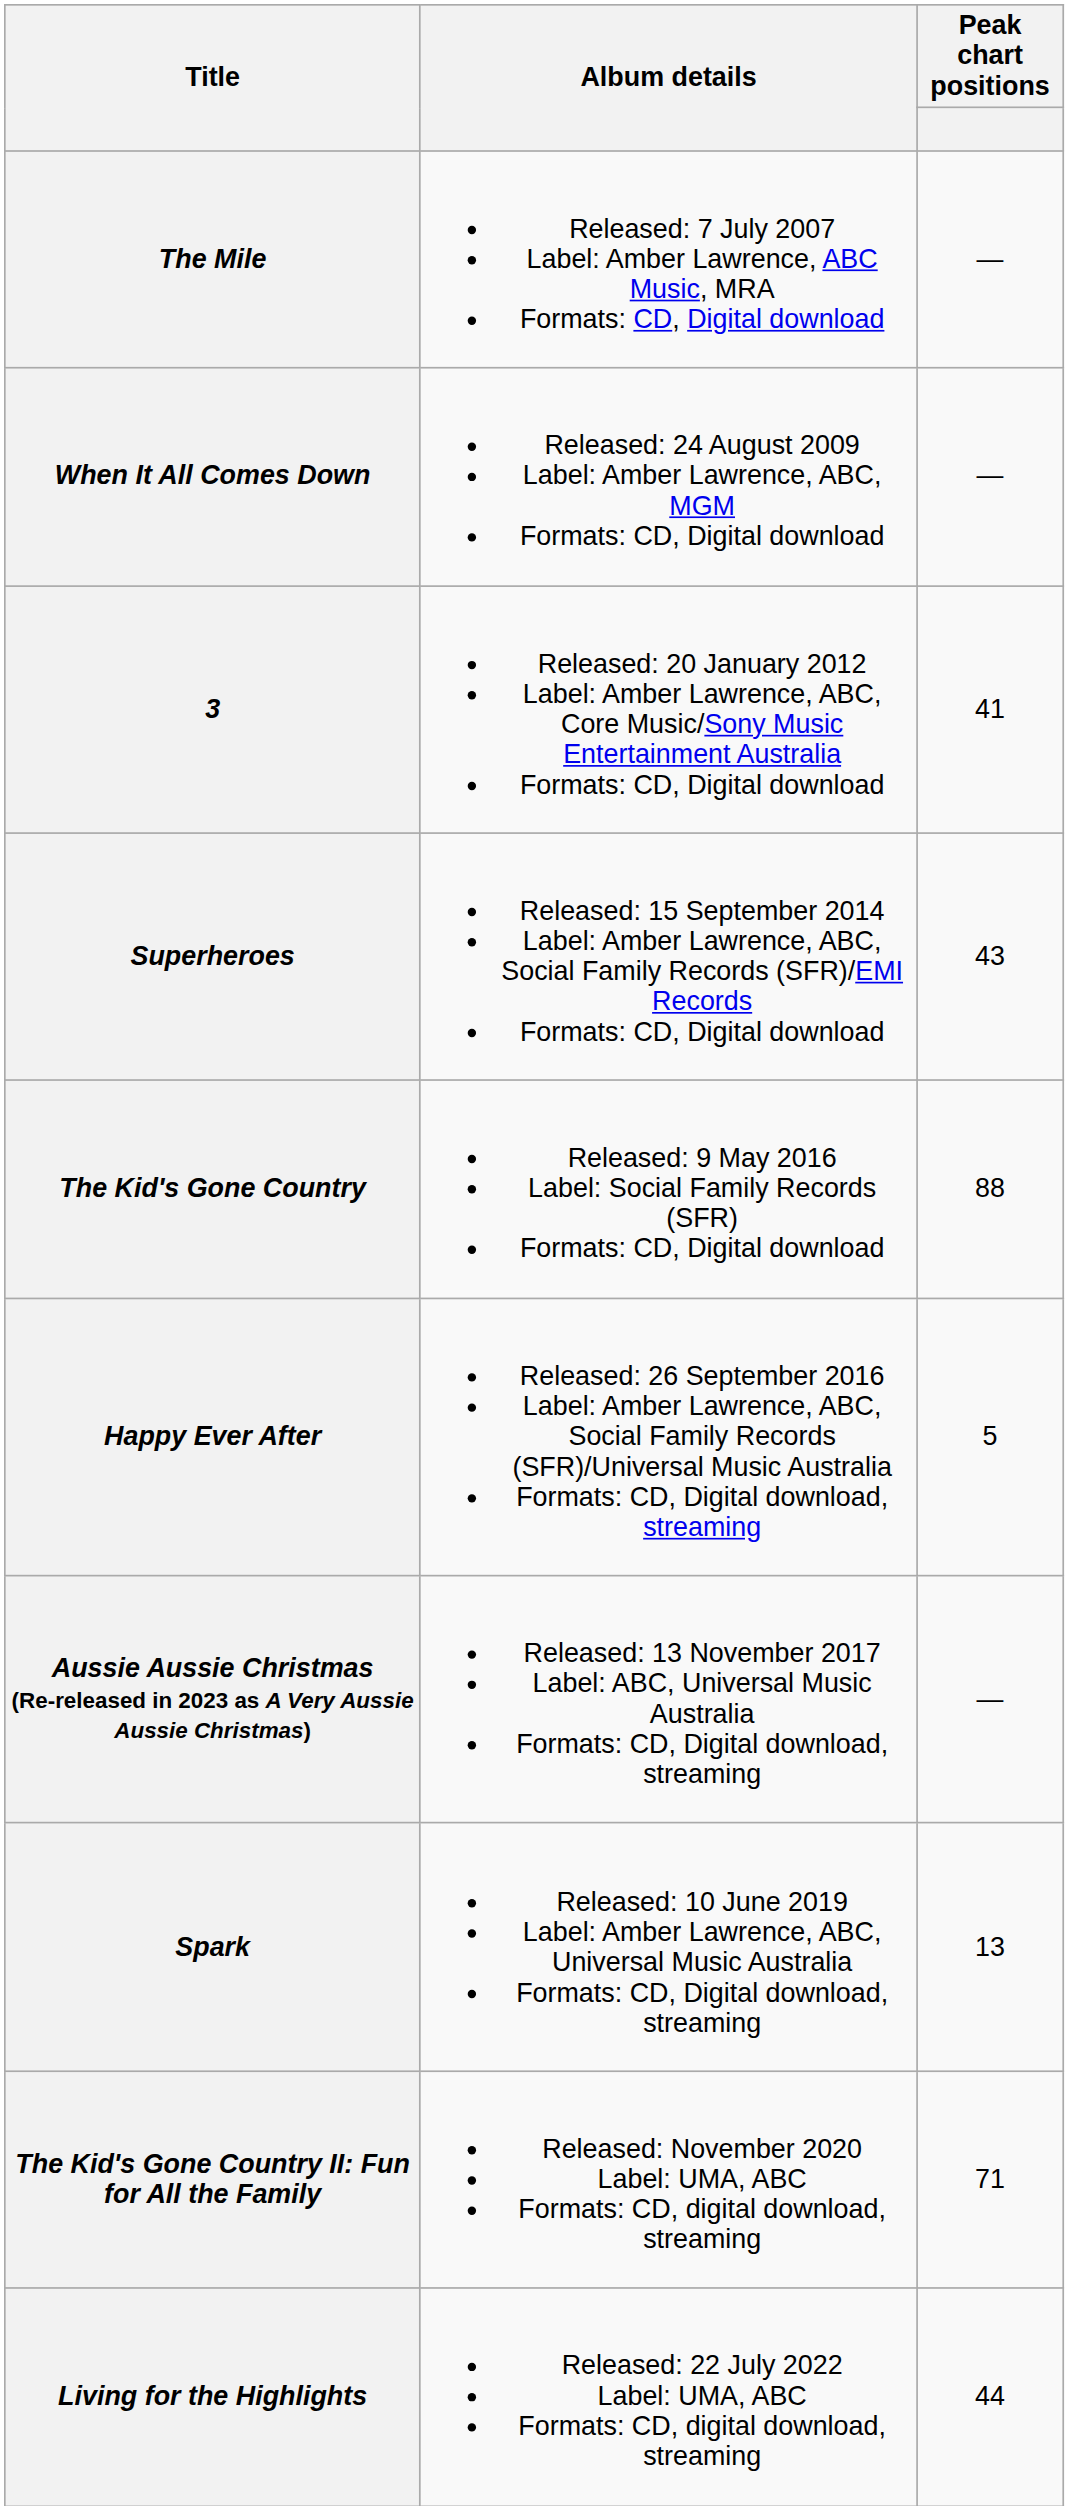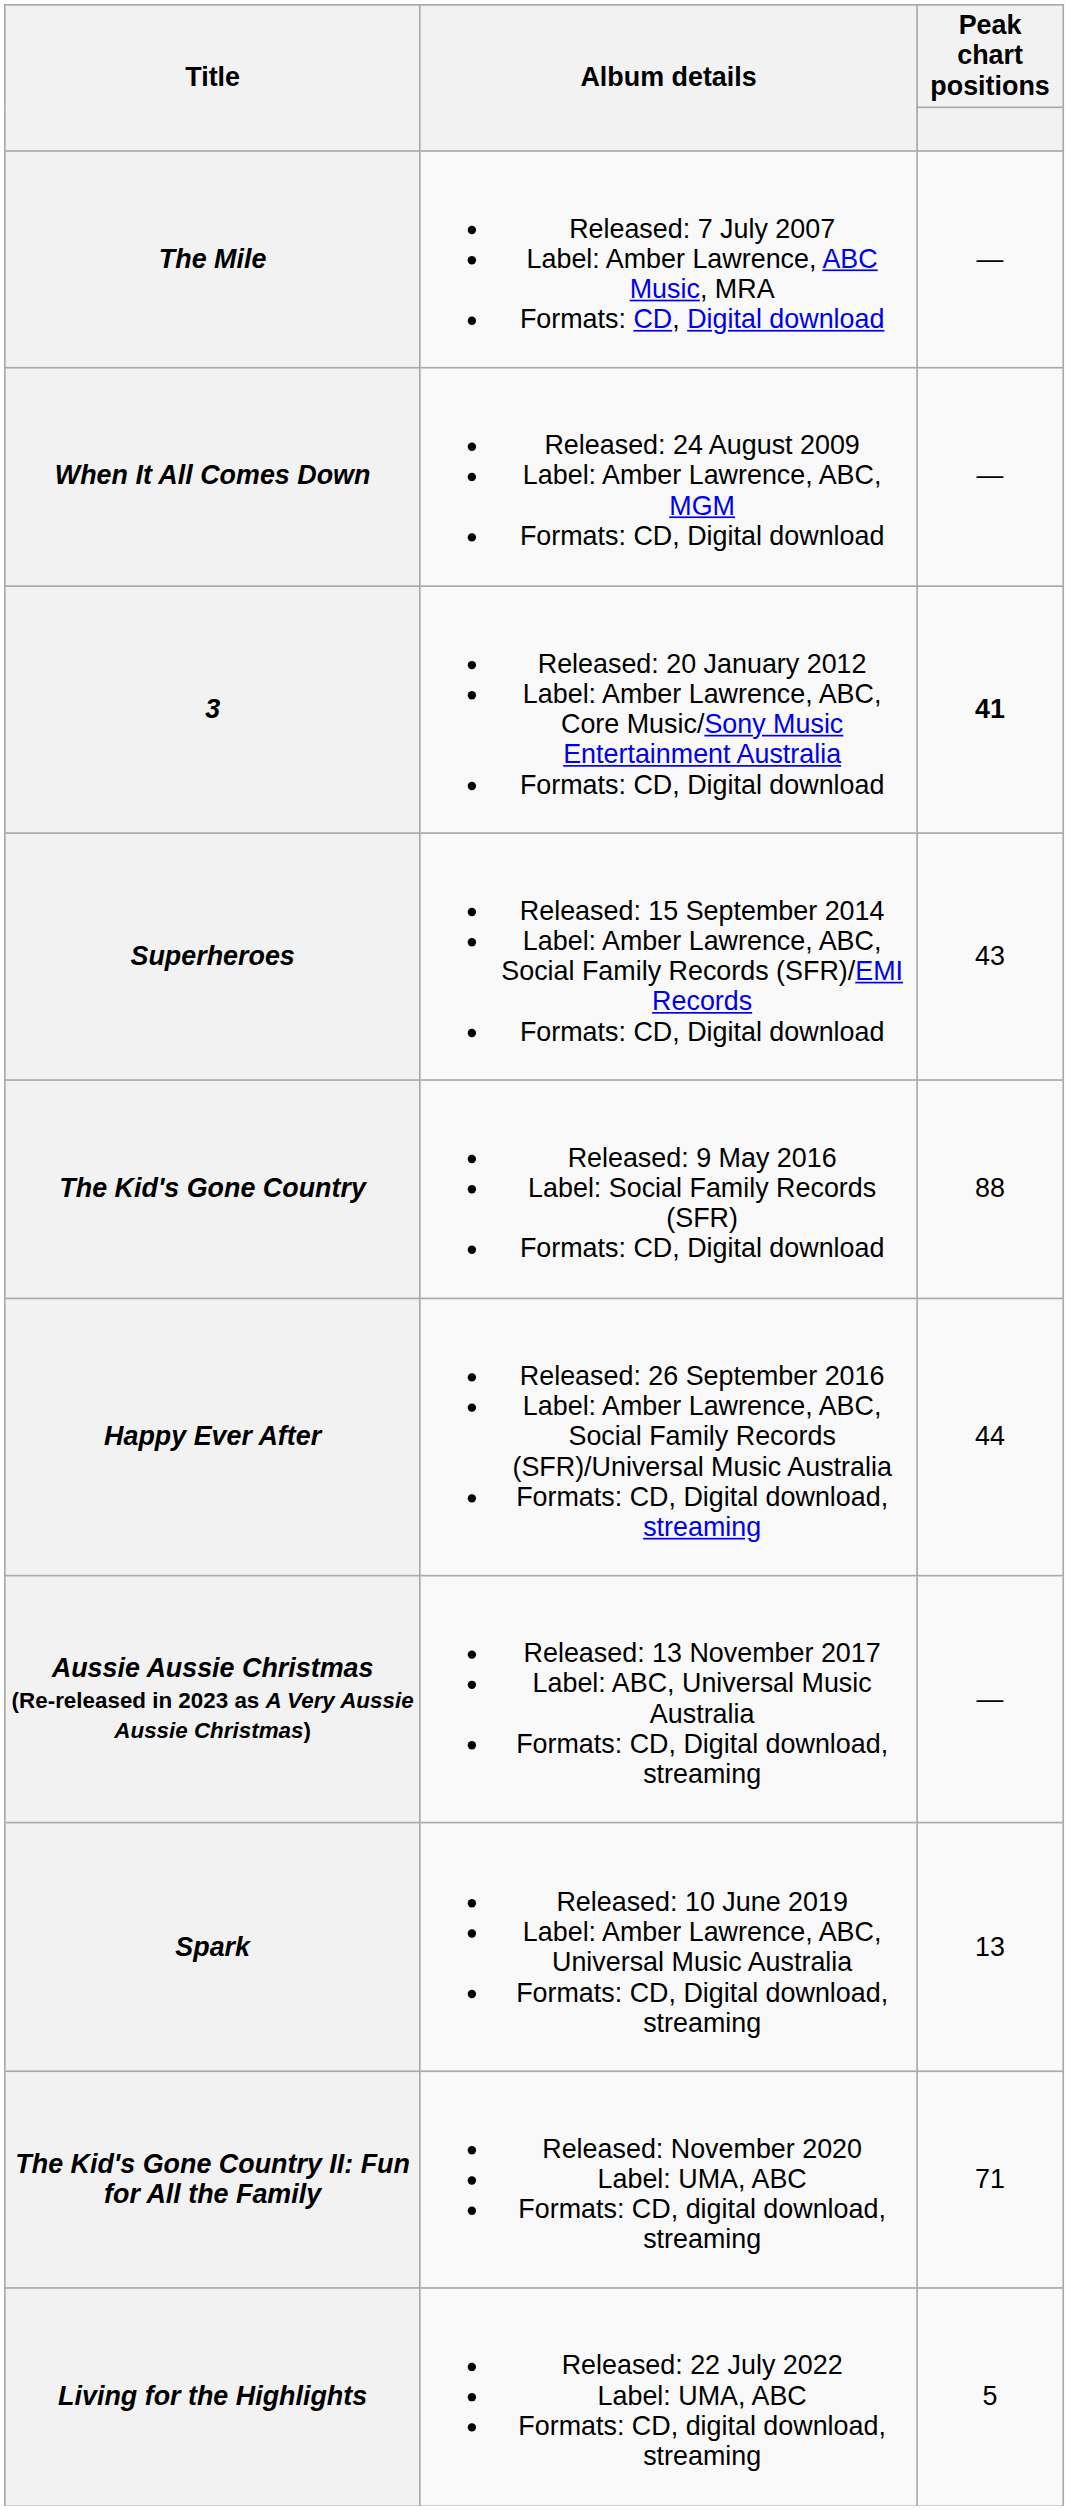(990, 708) normal -> (990, 708) bold
(990, 1436) 5 -> (990, 1436) 44
(990, 2396) 44 -> (990, 2396) 5
